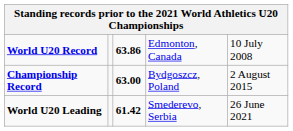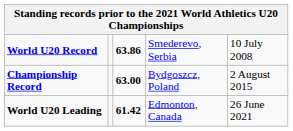(173, 50) Edmonton, Canada -> (175, 50) Smederevo, Serbia
(175, 110) Smederevo, Serbia -> (173, 110) Edmonton, Canada
